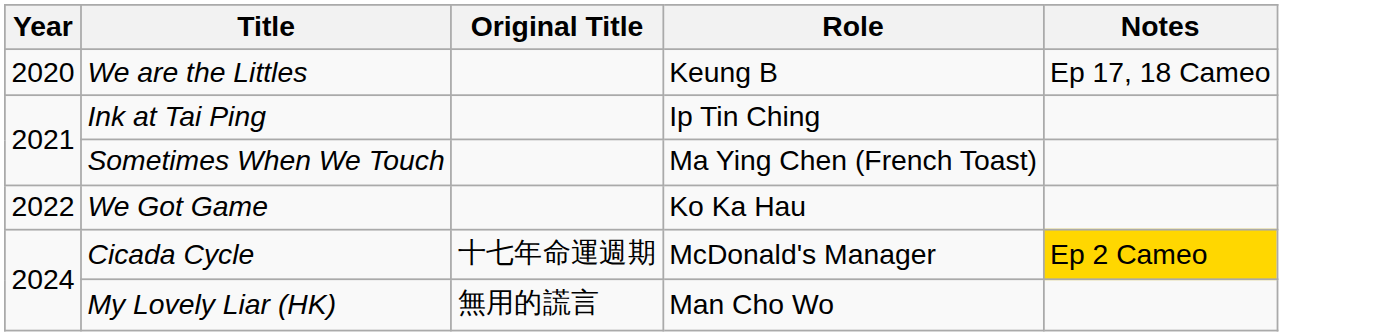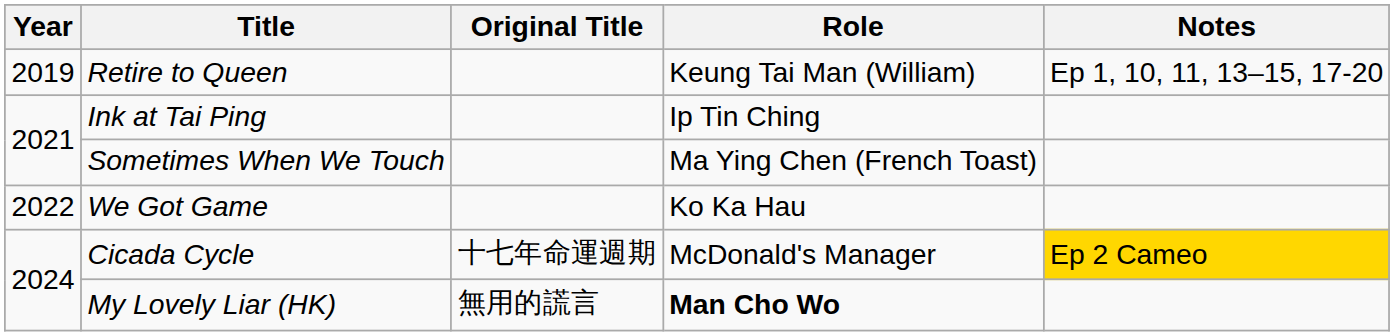+ row: (187, 71)
- row: (197, 71)
(752, 304) normal -> (755, 304) bold
